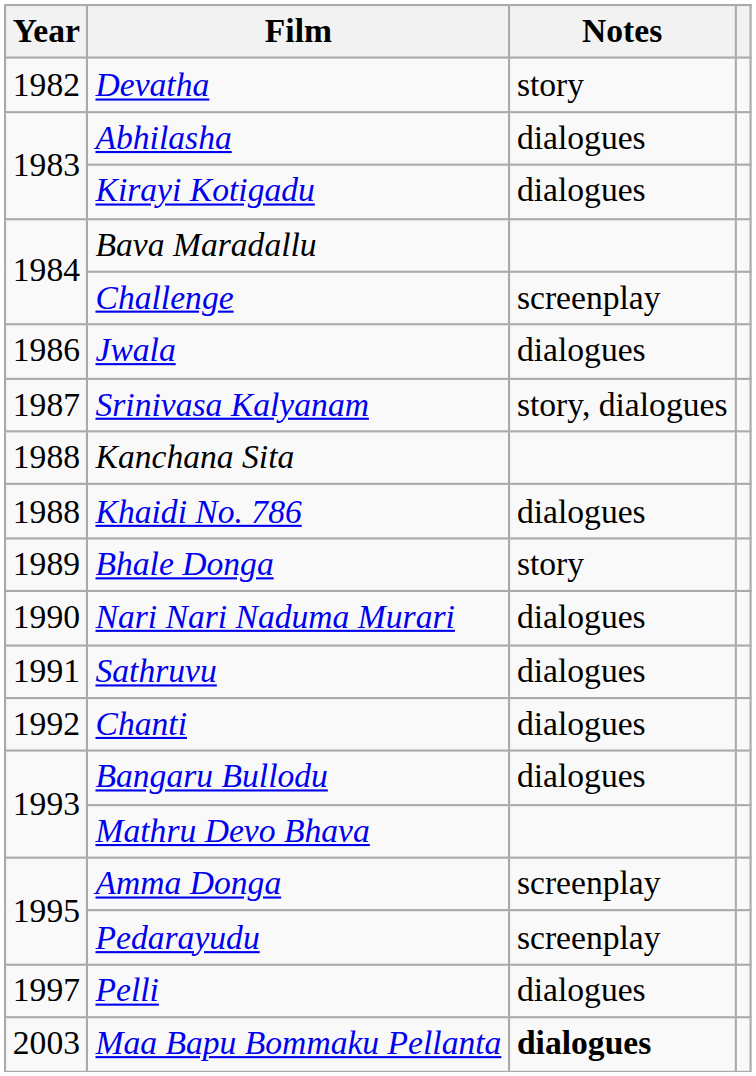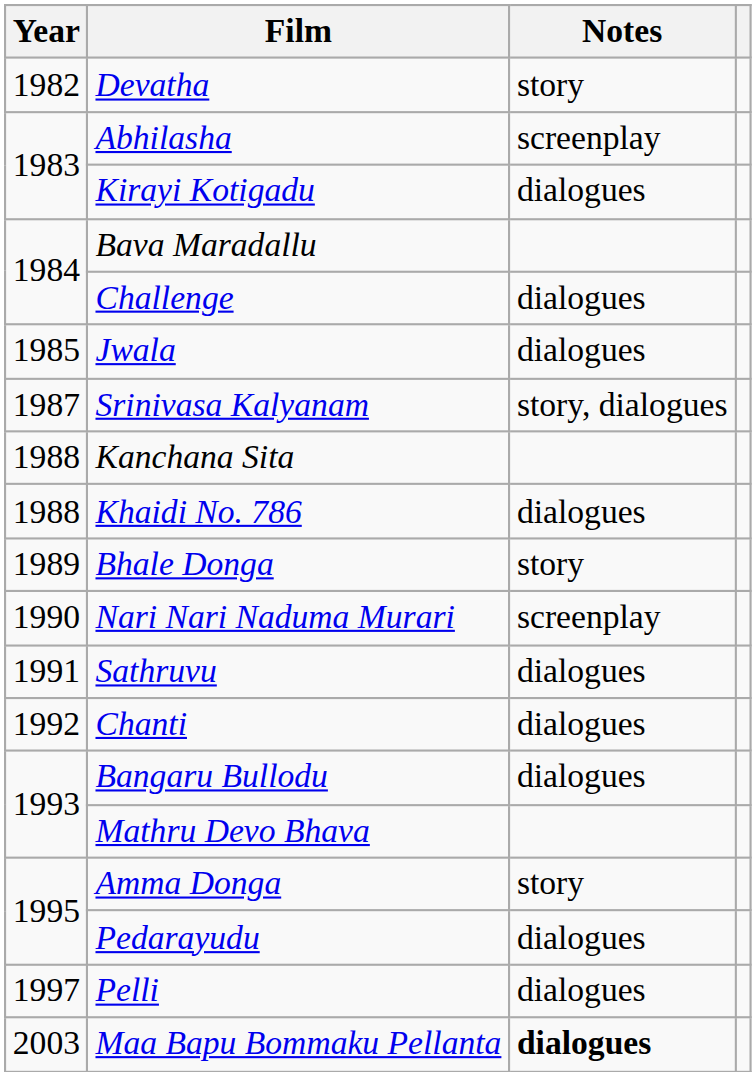(581, 137) dialogues -> (589, 137) screenplay
(589, 297) screenplay -> (581, 297) dialogues
(46, 350) 1986 -> (46, 350) 1985
(581, 617) dialogues -> (589, 617) screenplay
(589, 883) screenplay -> (550, 883) story
(589, 937) screenplay -> (581, 937) dialogues
